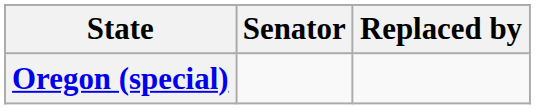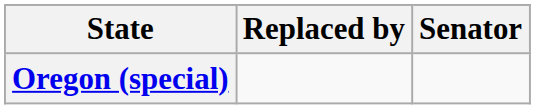columns swapped: (294, 28) <-> (441, 28)
